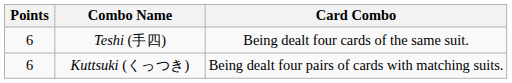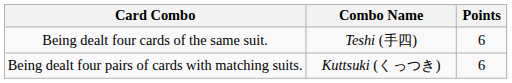columns swapped: (30, 15) <-> (356, 15)
